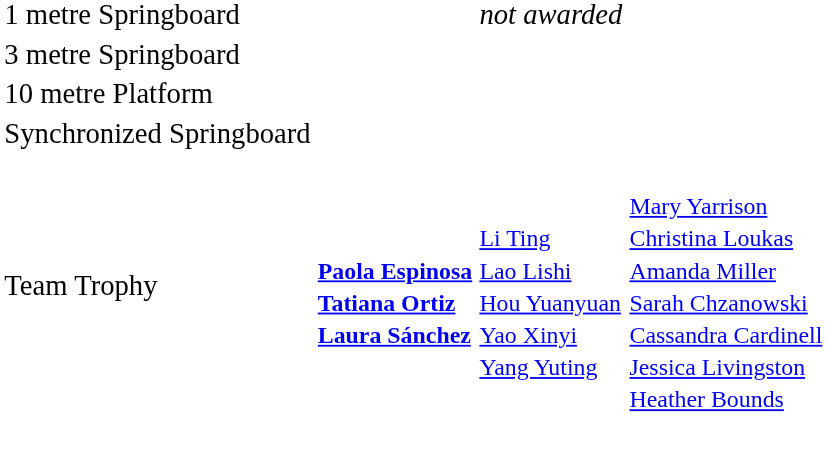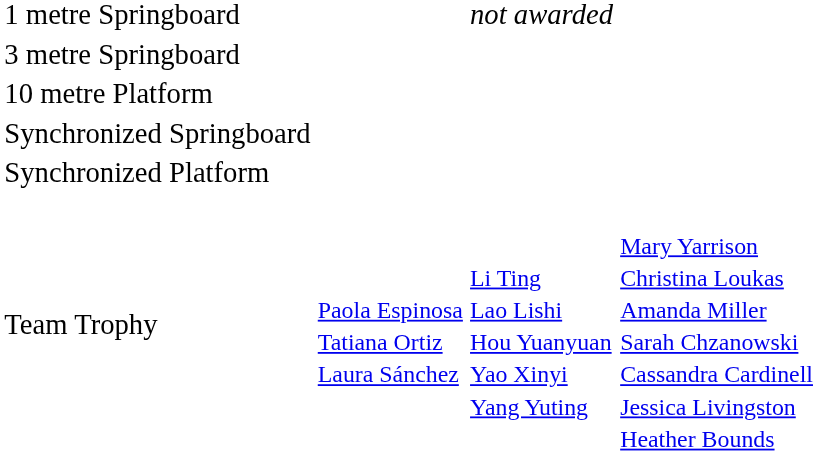+ row: (137, 172)
(395, 301) bold -> (390, 342) normal
